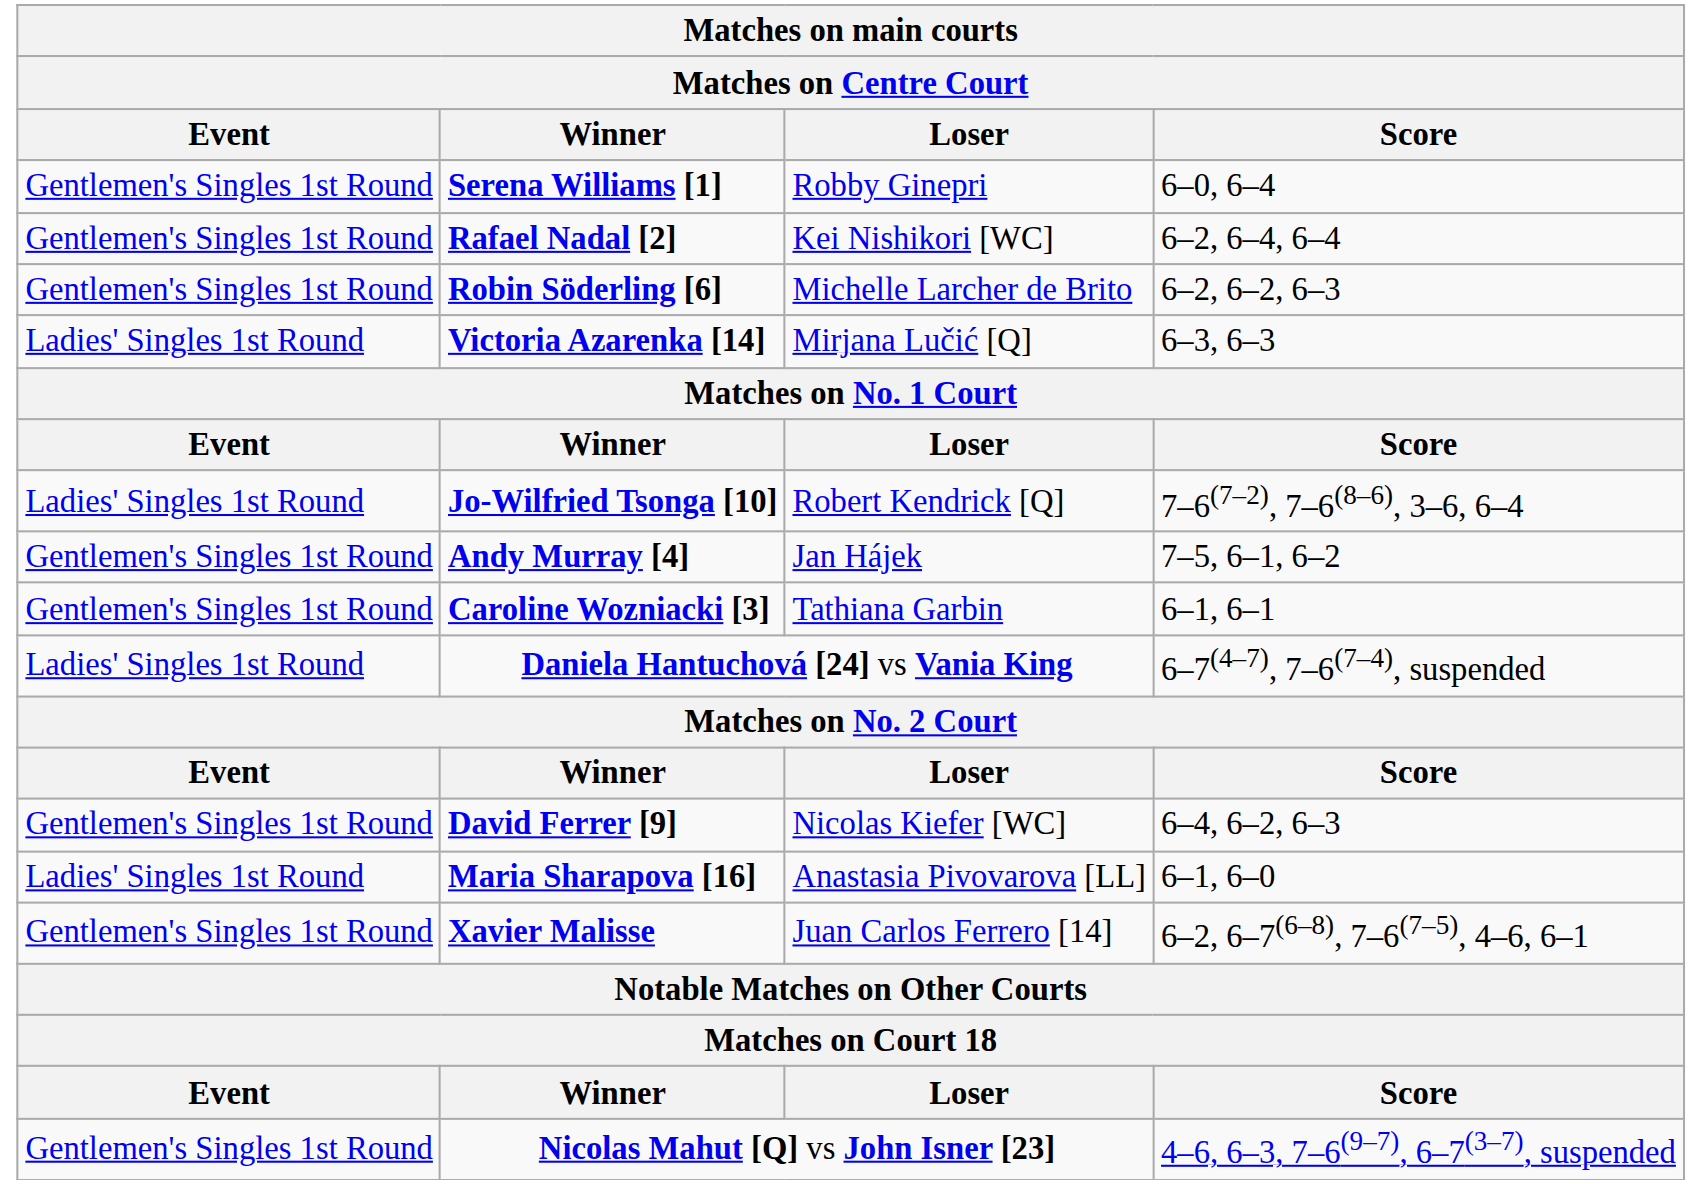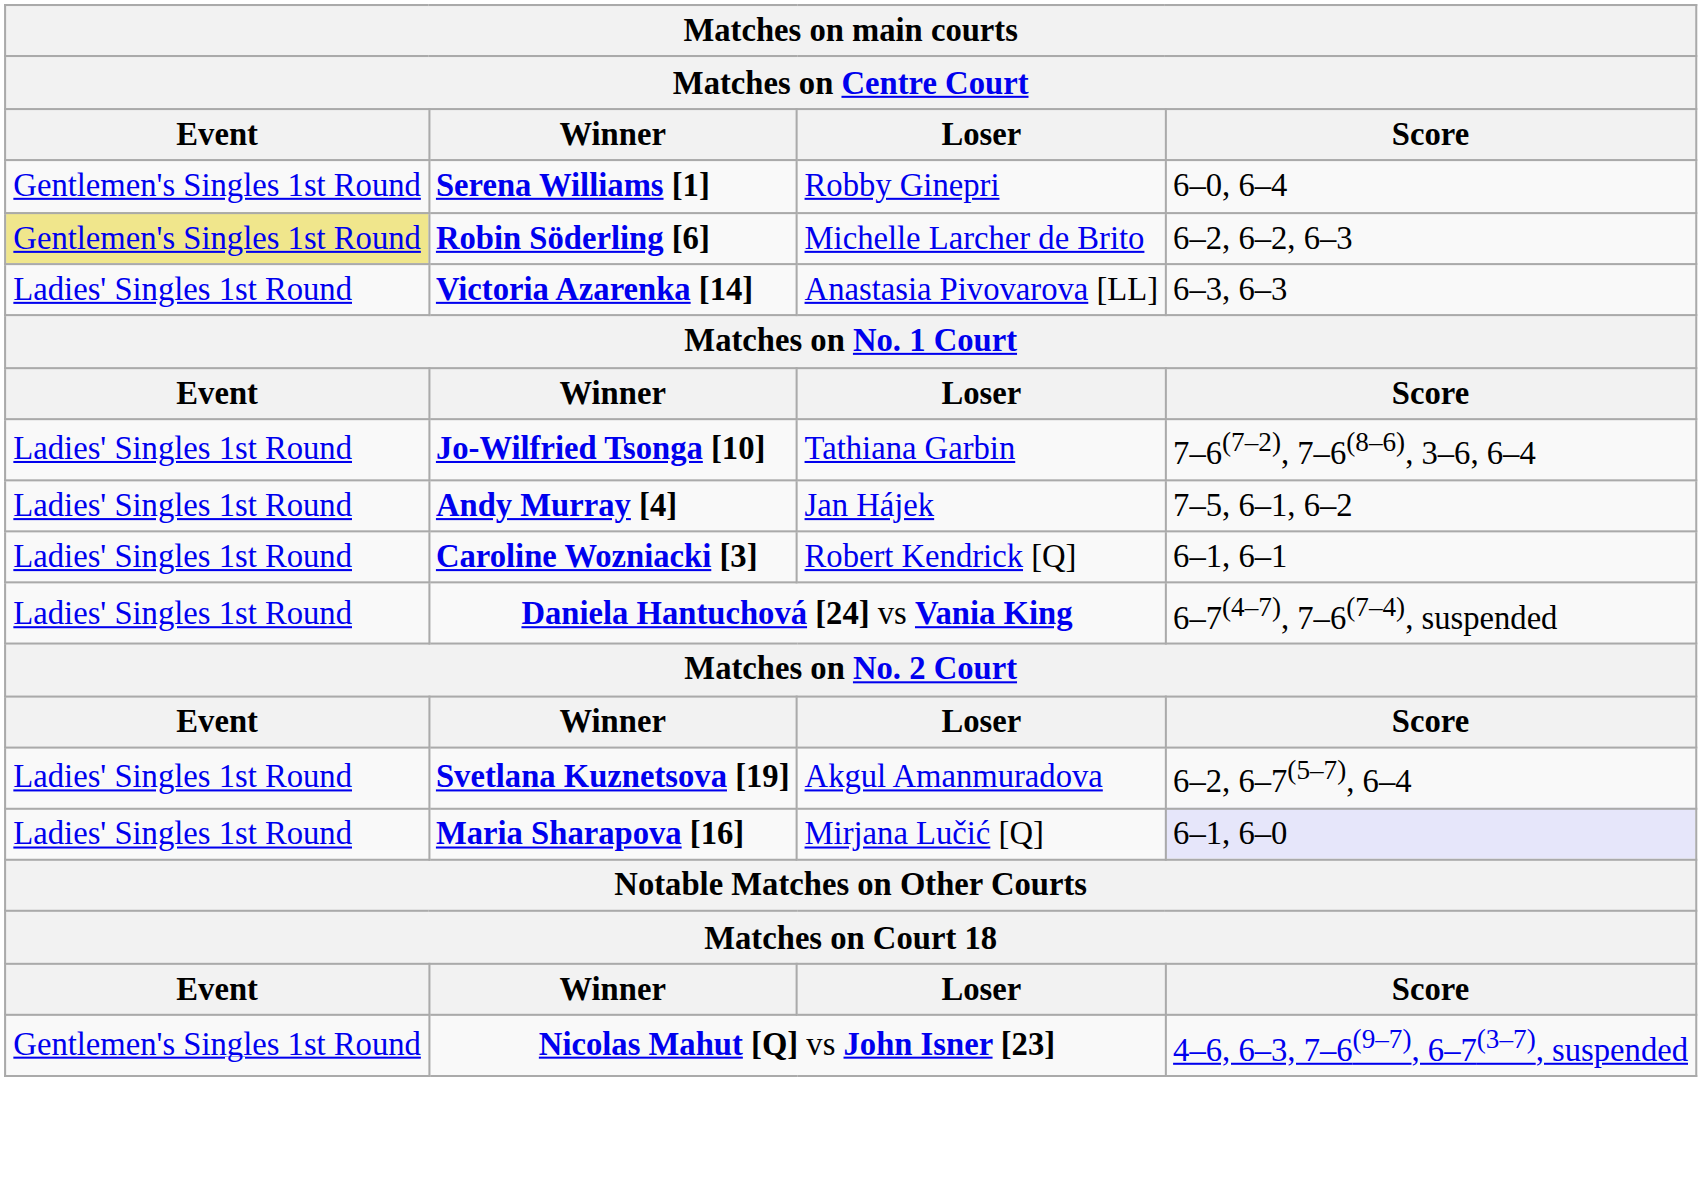- row: (562, 237)
(229, 289) no background -> (217, 237) khaki background
(912, 340) Mirjana Lučić [Q] -> (981, 289) Anastasia Pivovarova [LL]
(928, 500) Robert Kendrick [Q] -> (910, 448) Tathiana Garbin
(229, 556) Gentlemen's Singles 1st Round -> (183, 505) Ladies' Singles 1st Round
(229, 608) Gentlemen's Singles 1st Round -> (183, 556) Ladies' Singles 1st Round
(898, 608) Tathiana Garbin -> (941, 556) Robert Kendrick [Q]
+ row: (613, 777)
- row: (562, 824)
(969, 876) Anastasia Pivovarova [LL] -> (924, 833) Mirjana Lučić [Q]
(1218, 876) no background -> (1230, 833) lavender background
- row: (551, 932)
